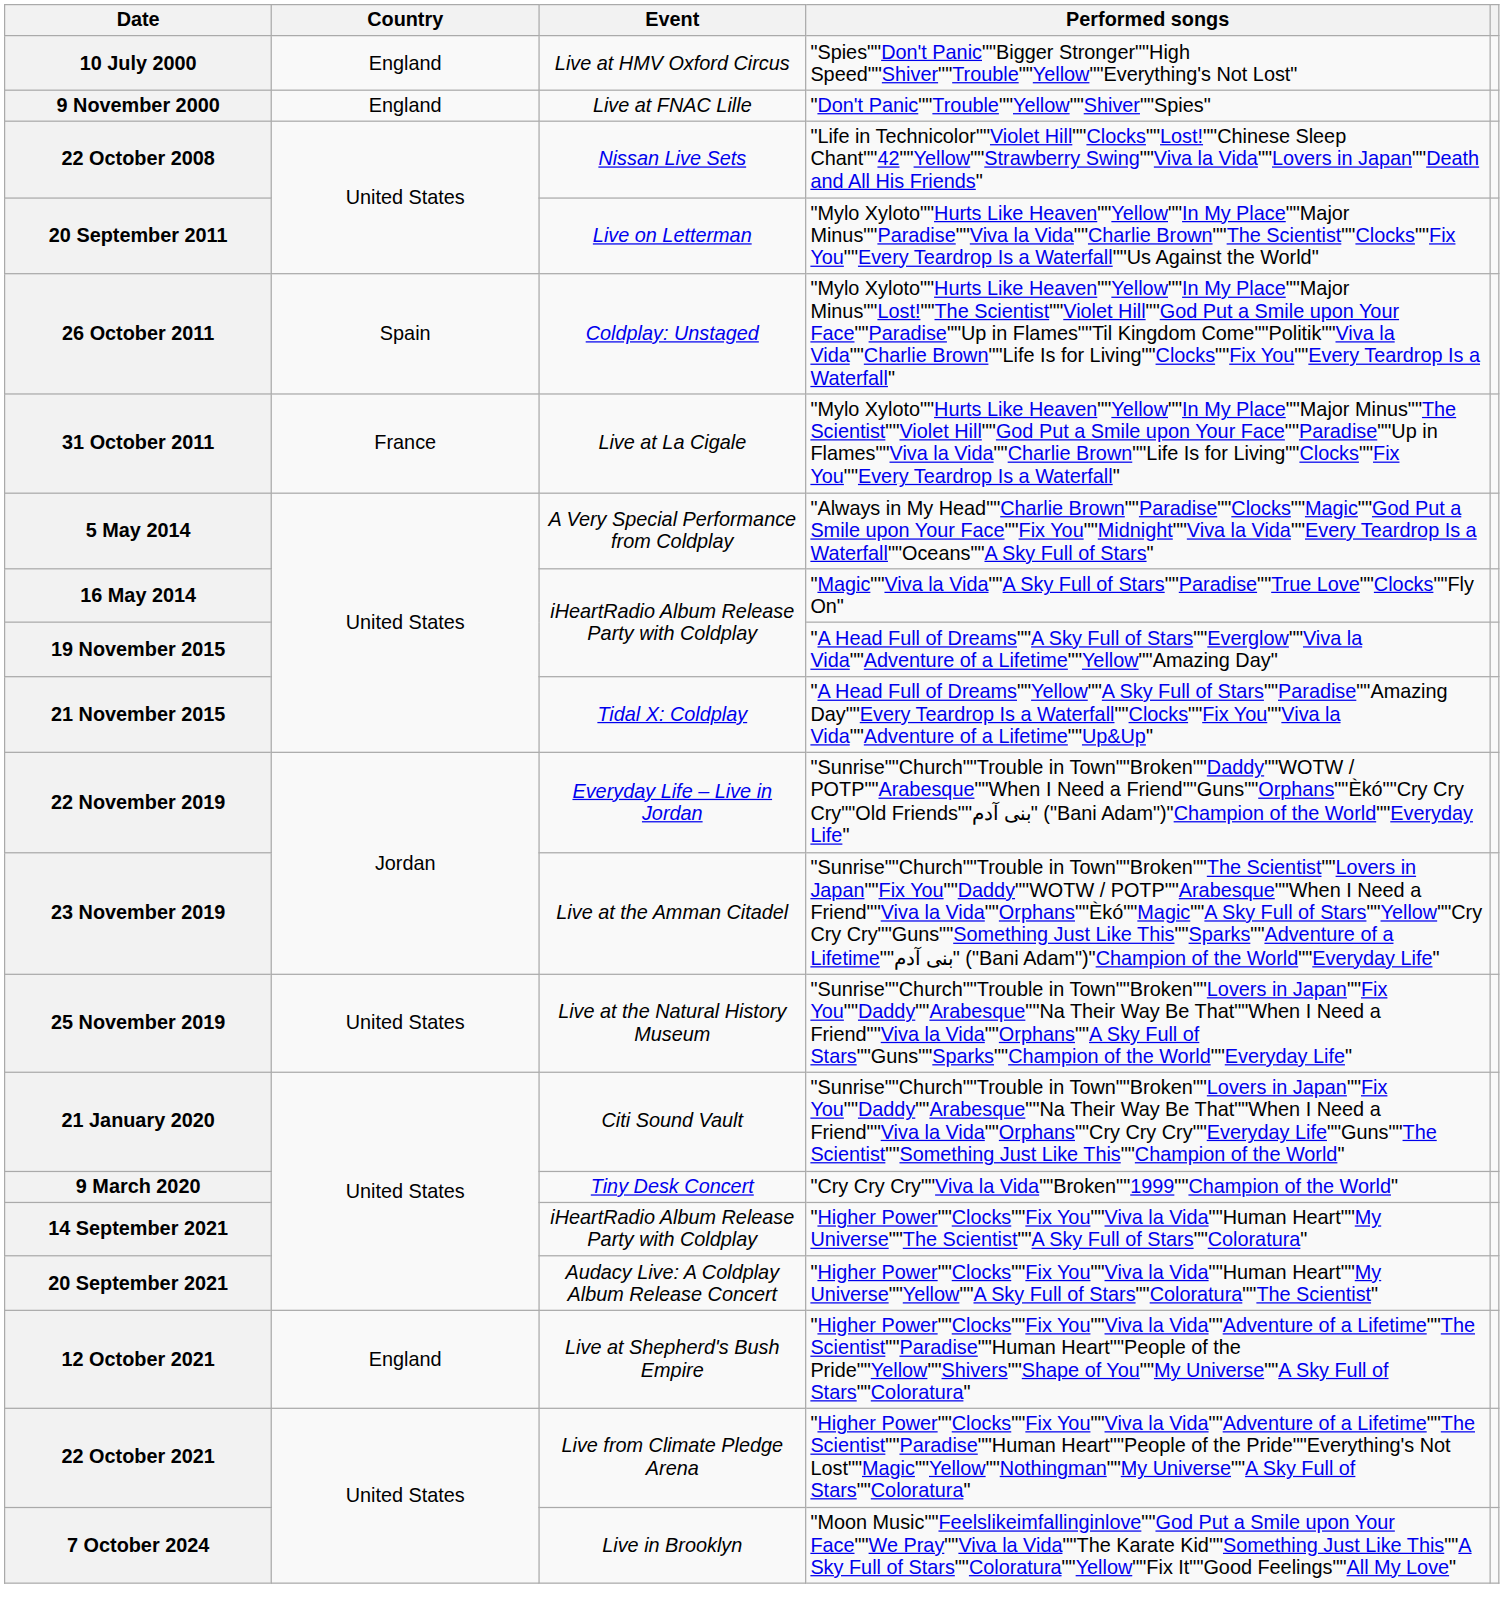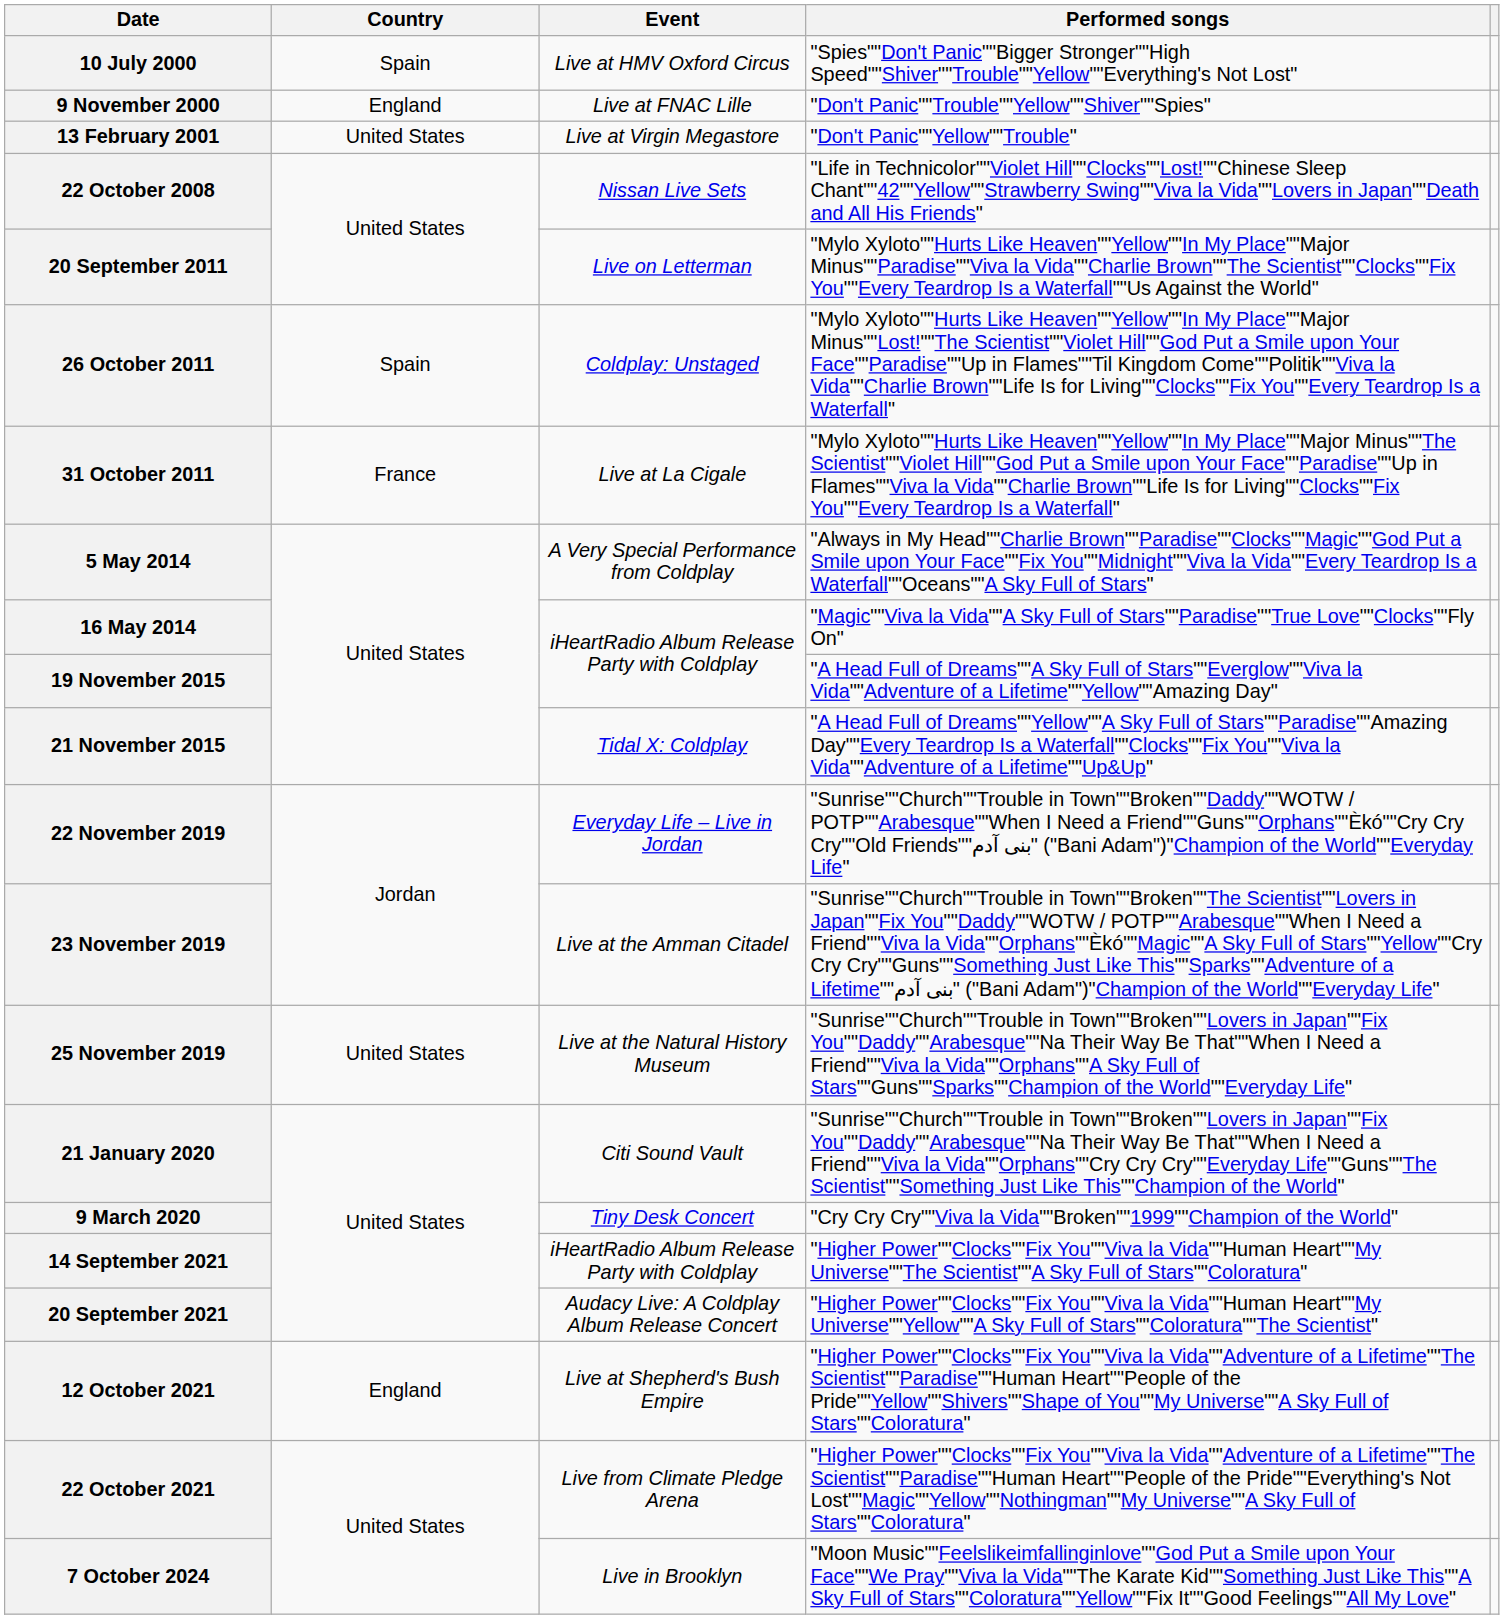(405, 62) England -> (405, 62) Spain
+ row: (138, 136)
